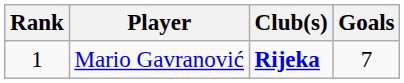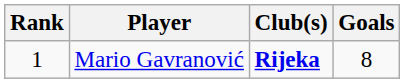(366, 59) 7 -> (366, 59) 8
